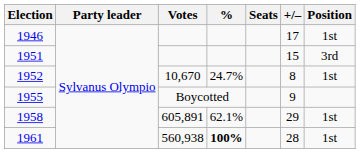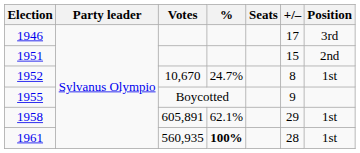(330, 35) 1st -> (330, 35) 3rd
(330, 55) 3rd -> (330, 55) 2nd
(183, 138) 560,938 -> (183, 138) 560,935
